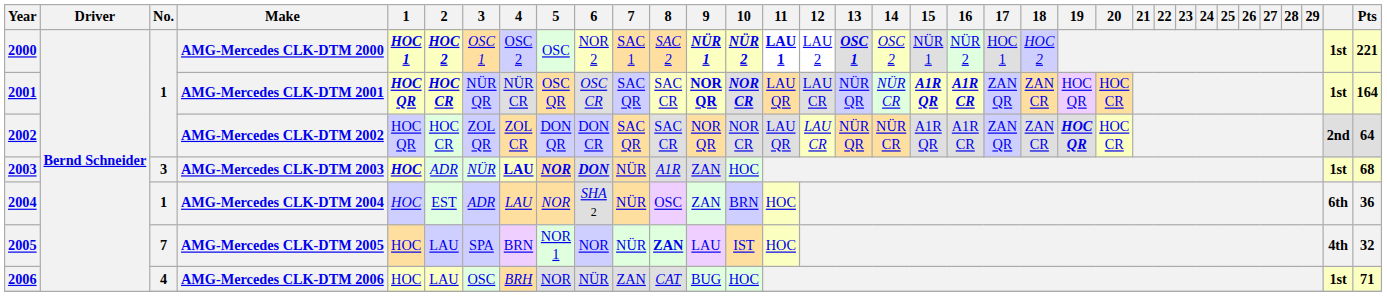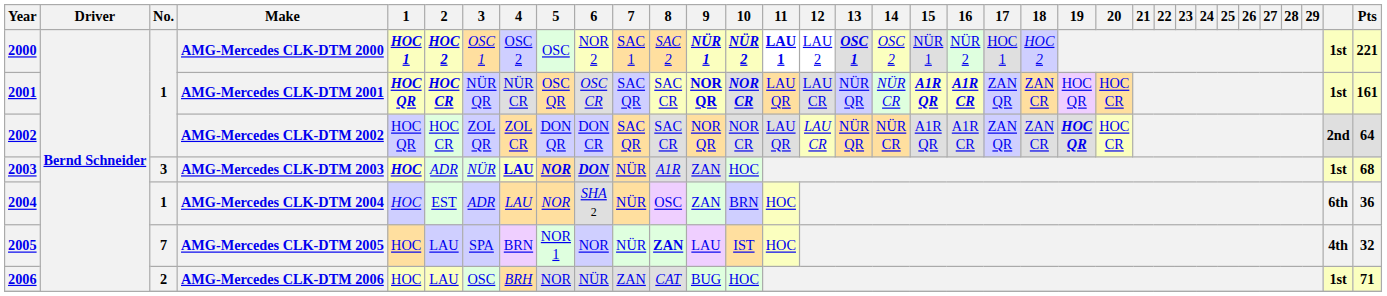(1367, 93) 164 -> (1367, 93) 161
(164, 279) 4 -> (164, 279) 2
